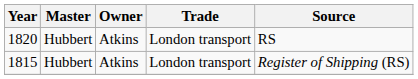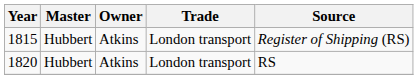rows swapped: (23, 62) <-> (23, 39)
